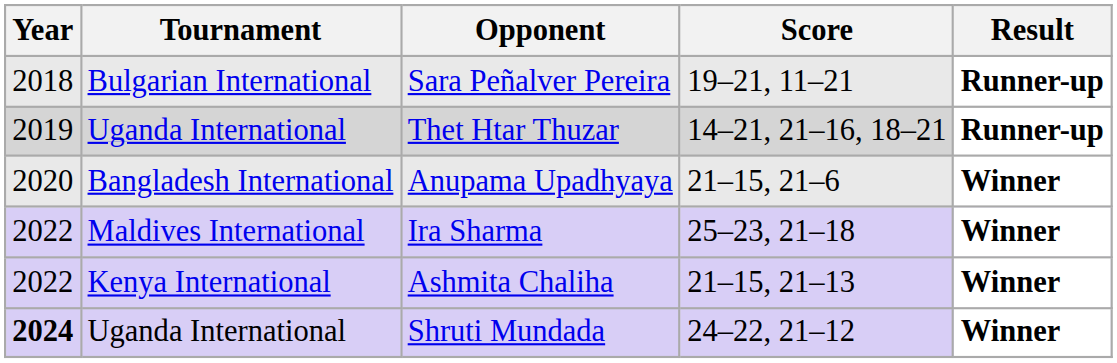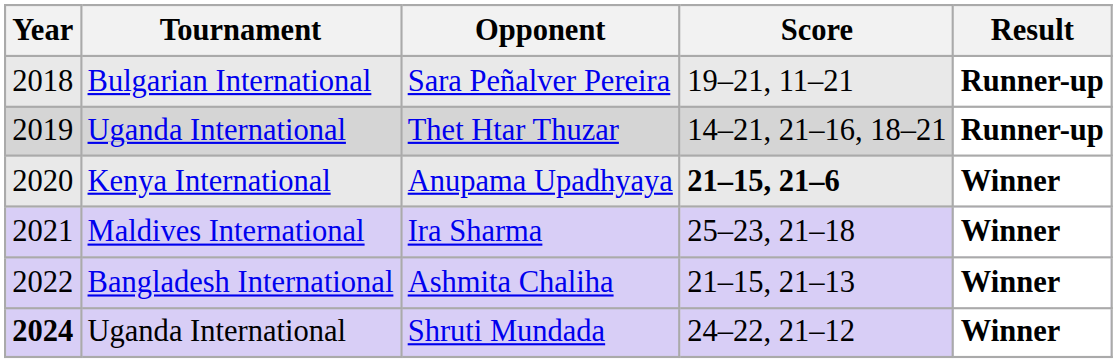(240, 181) Bangladesh International -> (209, 181) Kenya International
(763, 181) normal -> (763, 181) bold
(43, 231) 2022 -> (43, 231) 2021
(209, 281) Kenya International -> (240, 281) Bangladesh International
